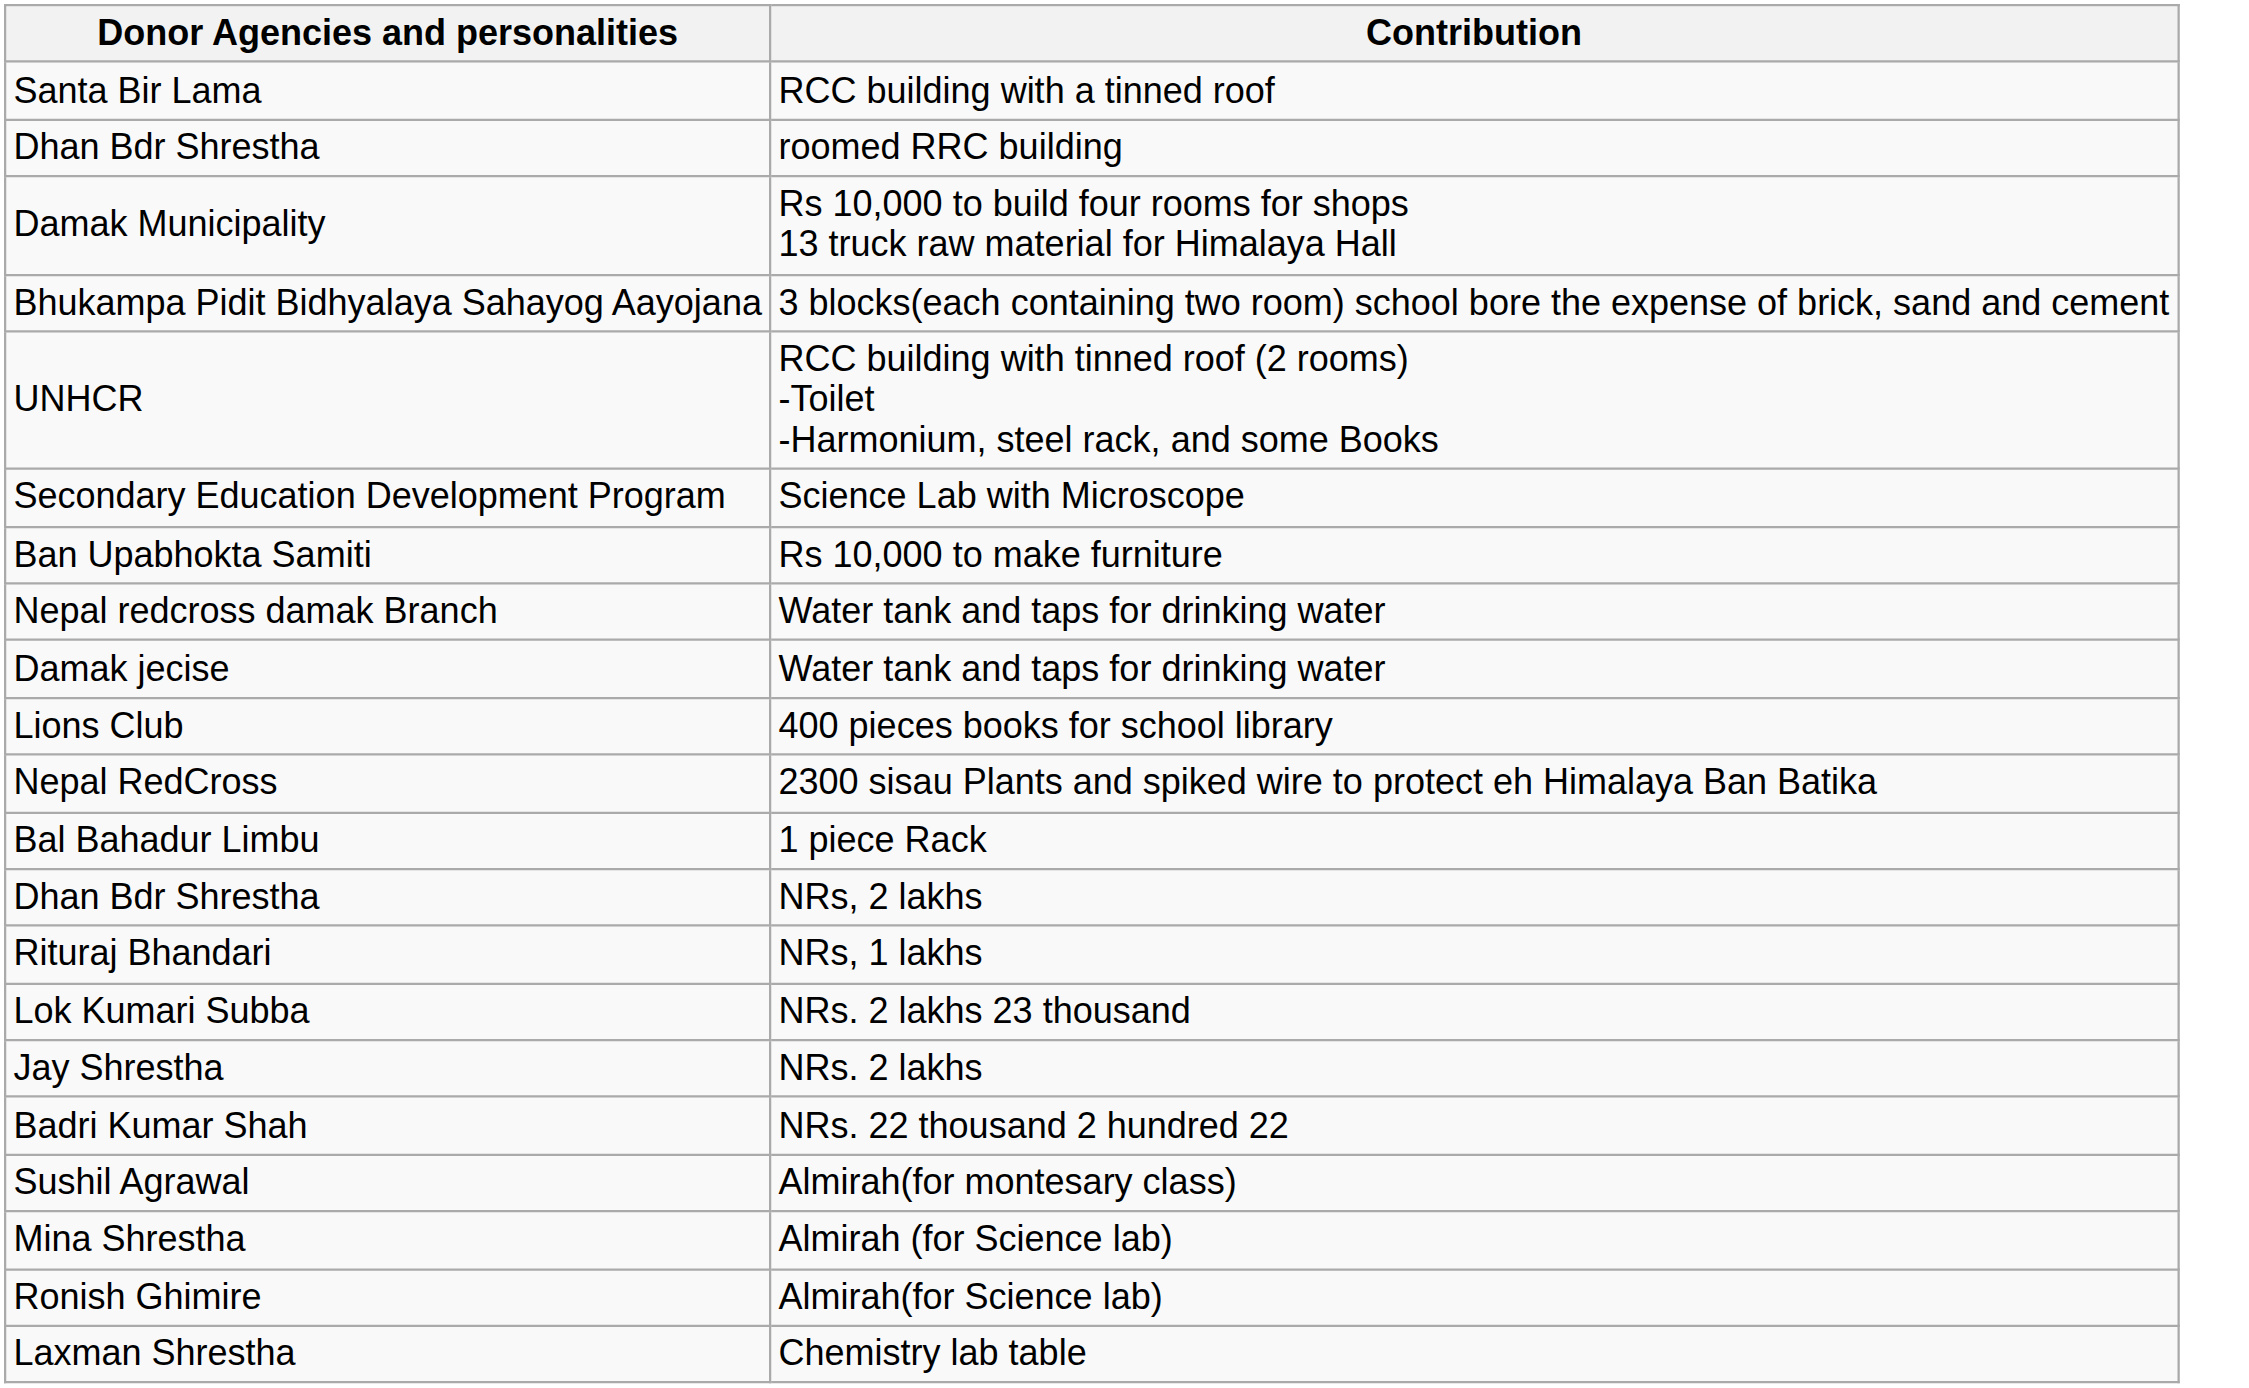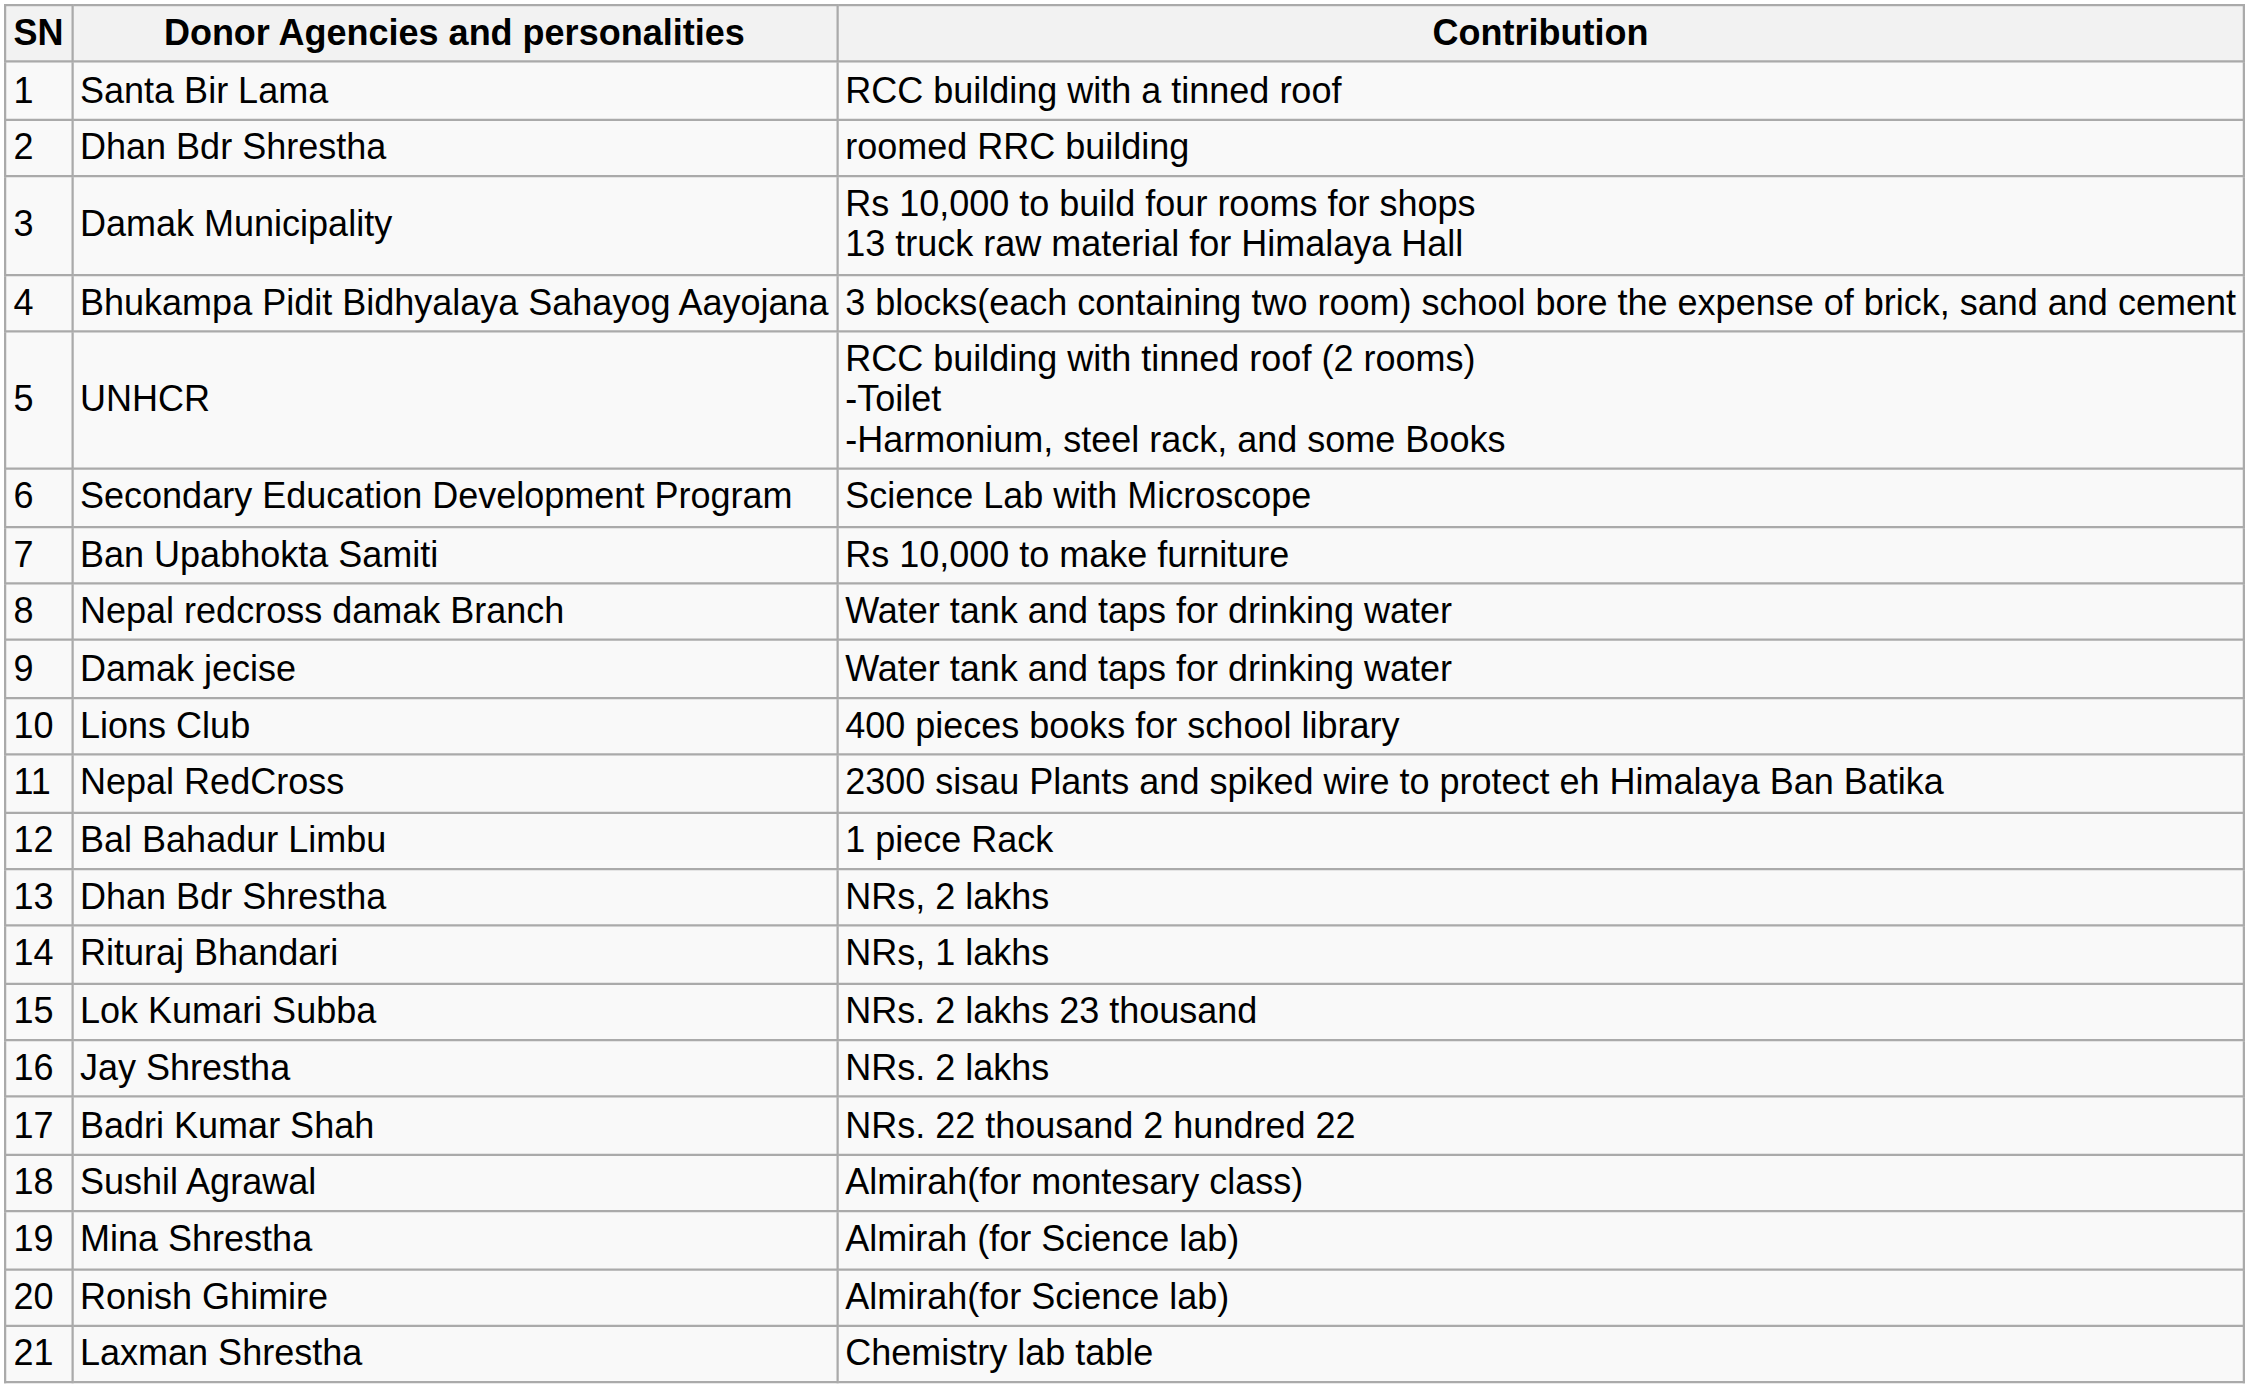+ column: (38, 33)
